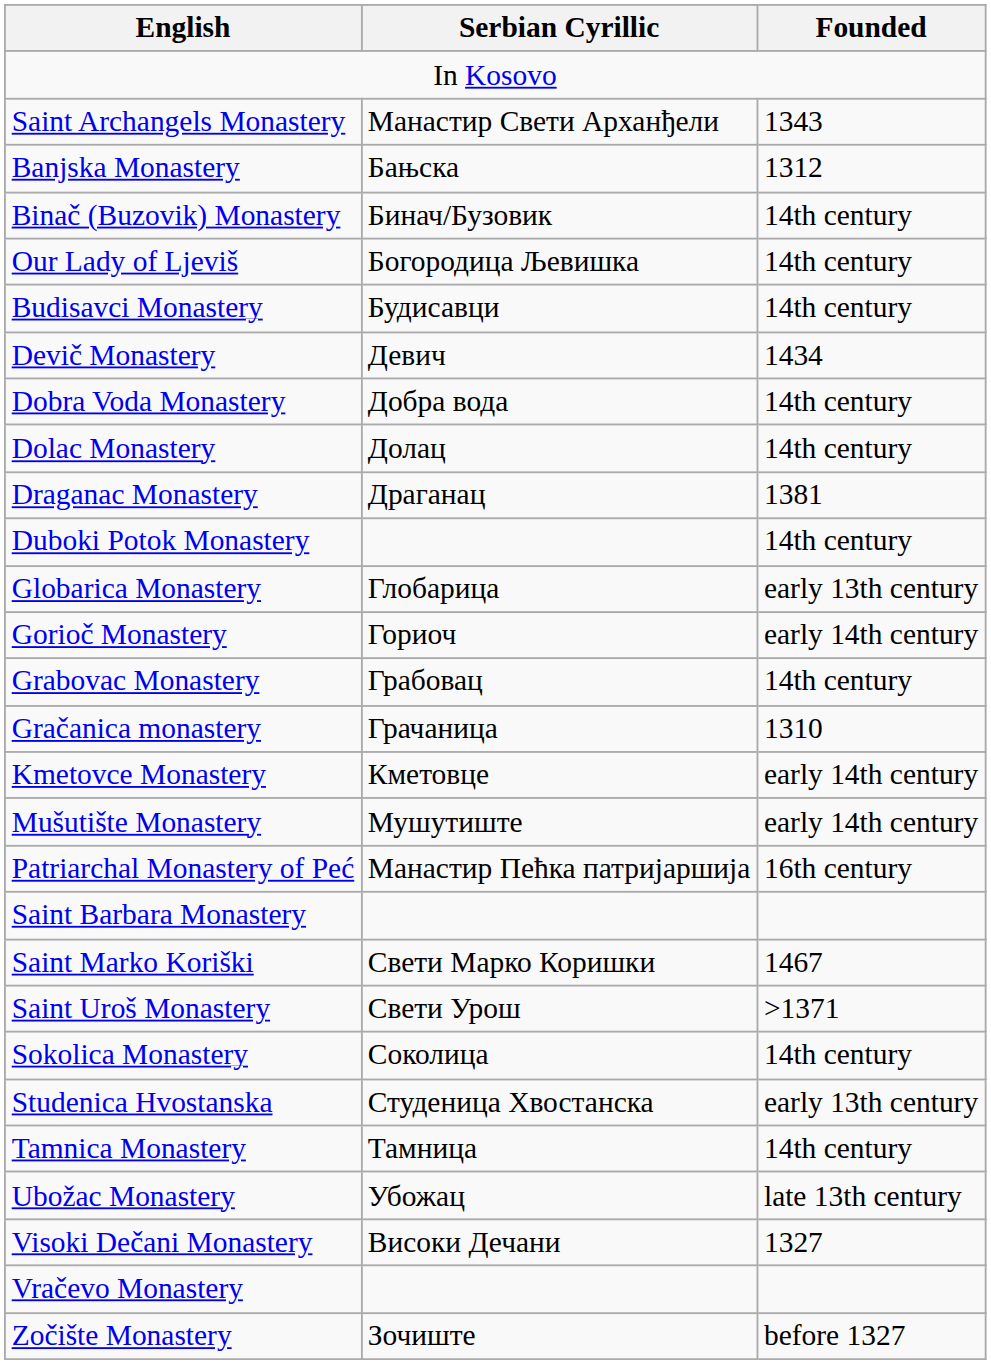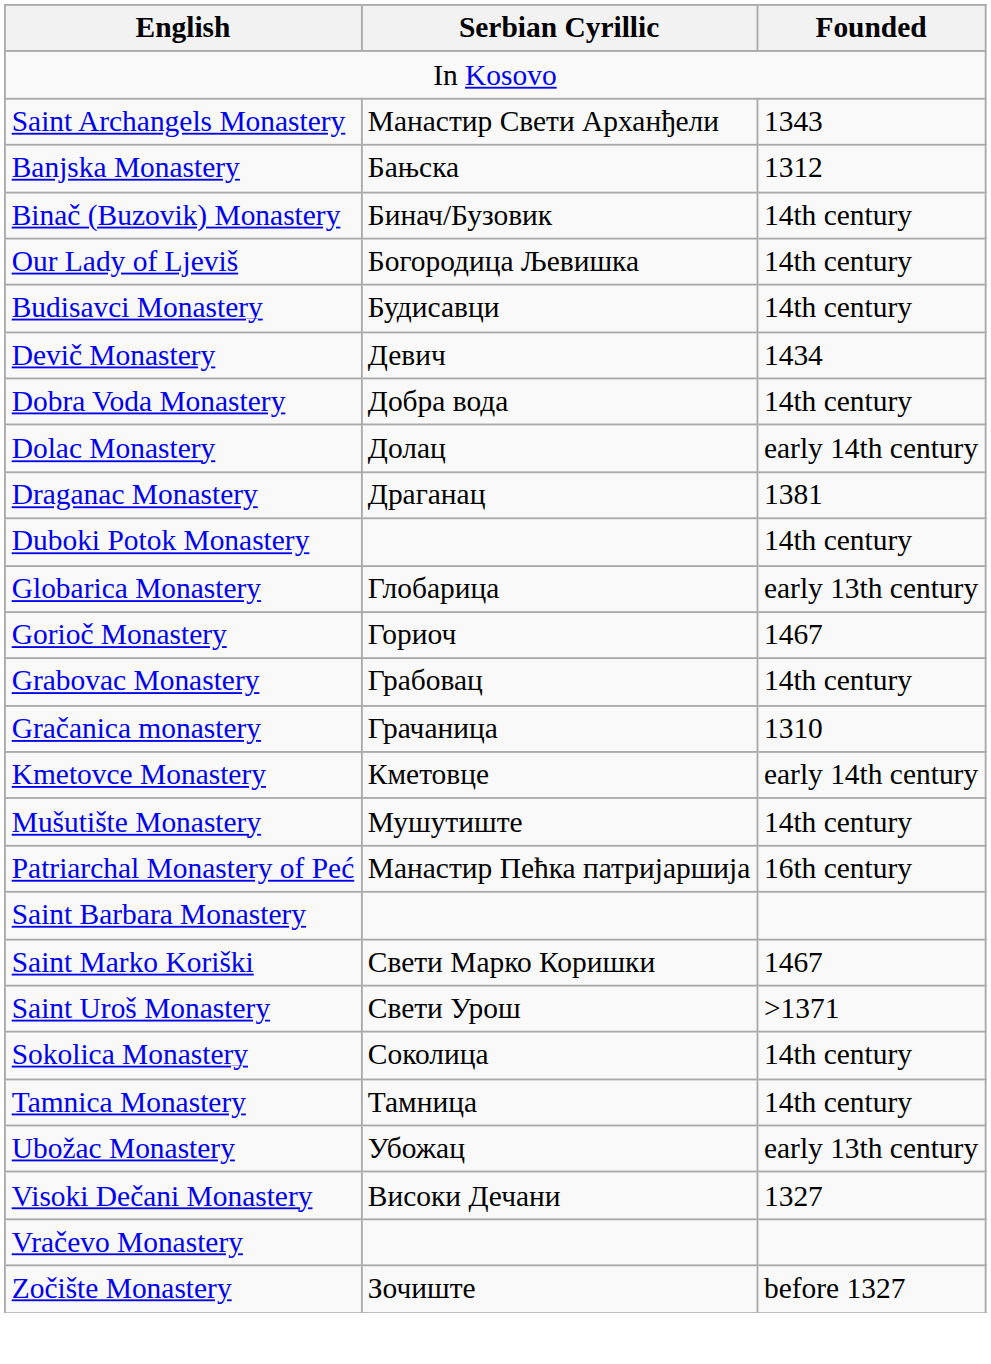(838, 448) 14th century -> (871, 448) early 14th century
(871, 634) early 14th century -> (793, 634) 1467
(871, 821) early 14th century -> (838, 821) 14th century
- row: (142, 1101)
(863, 1195) late 13th century -> (871, 1148) early 13th century
